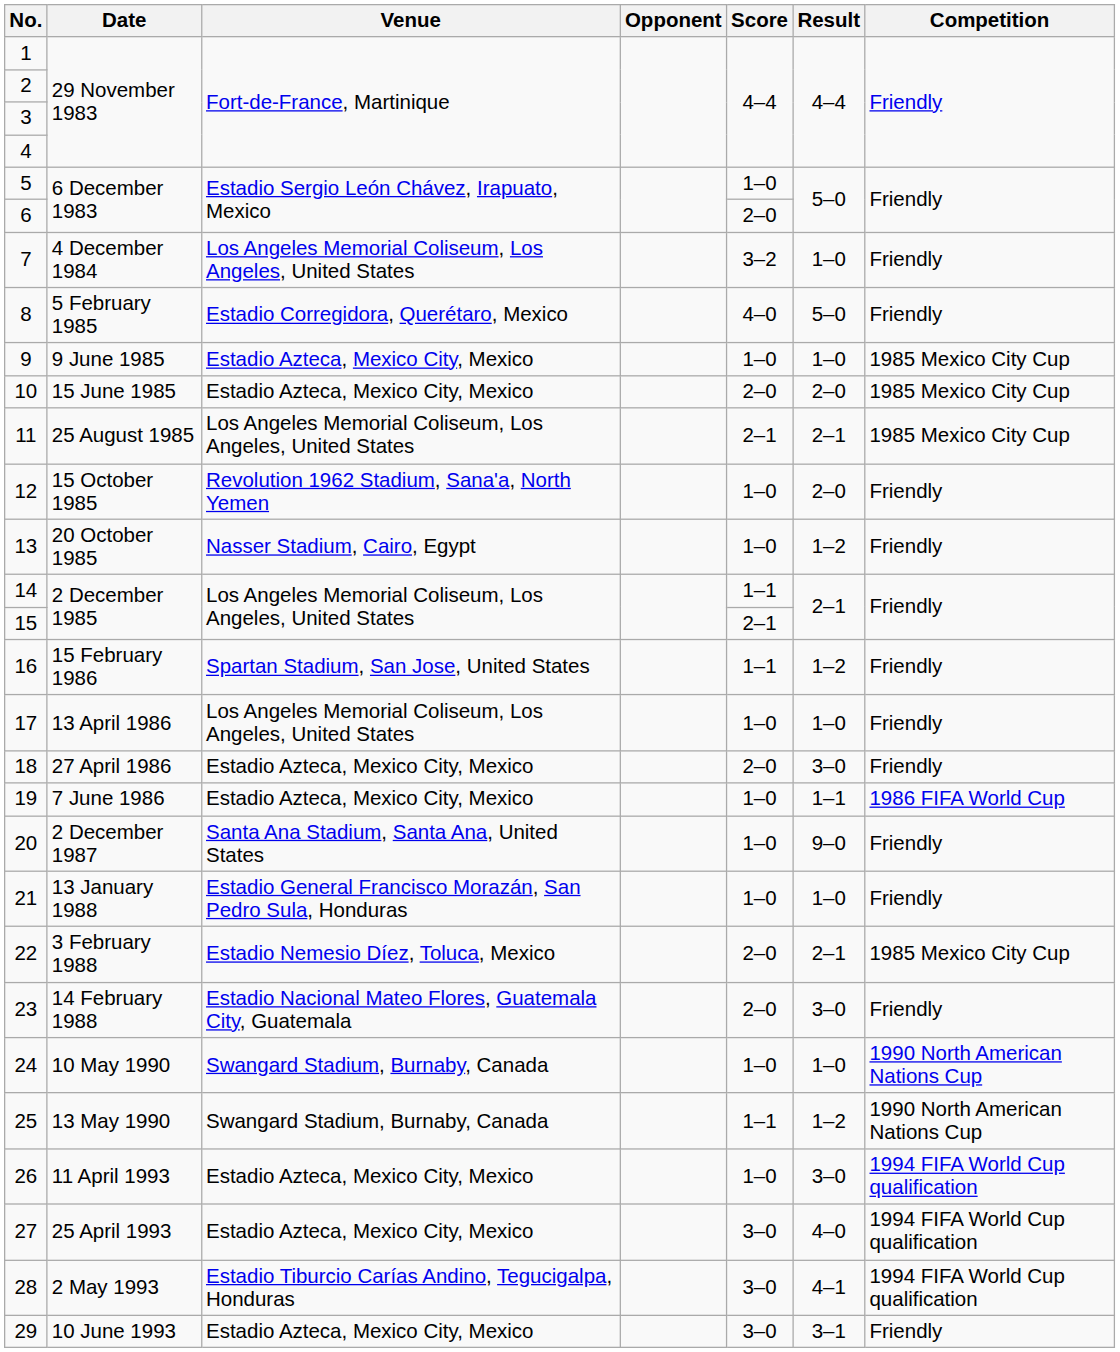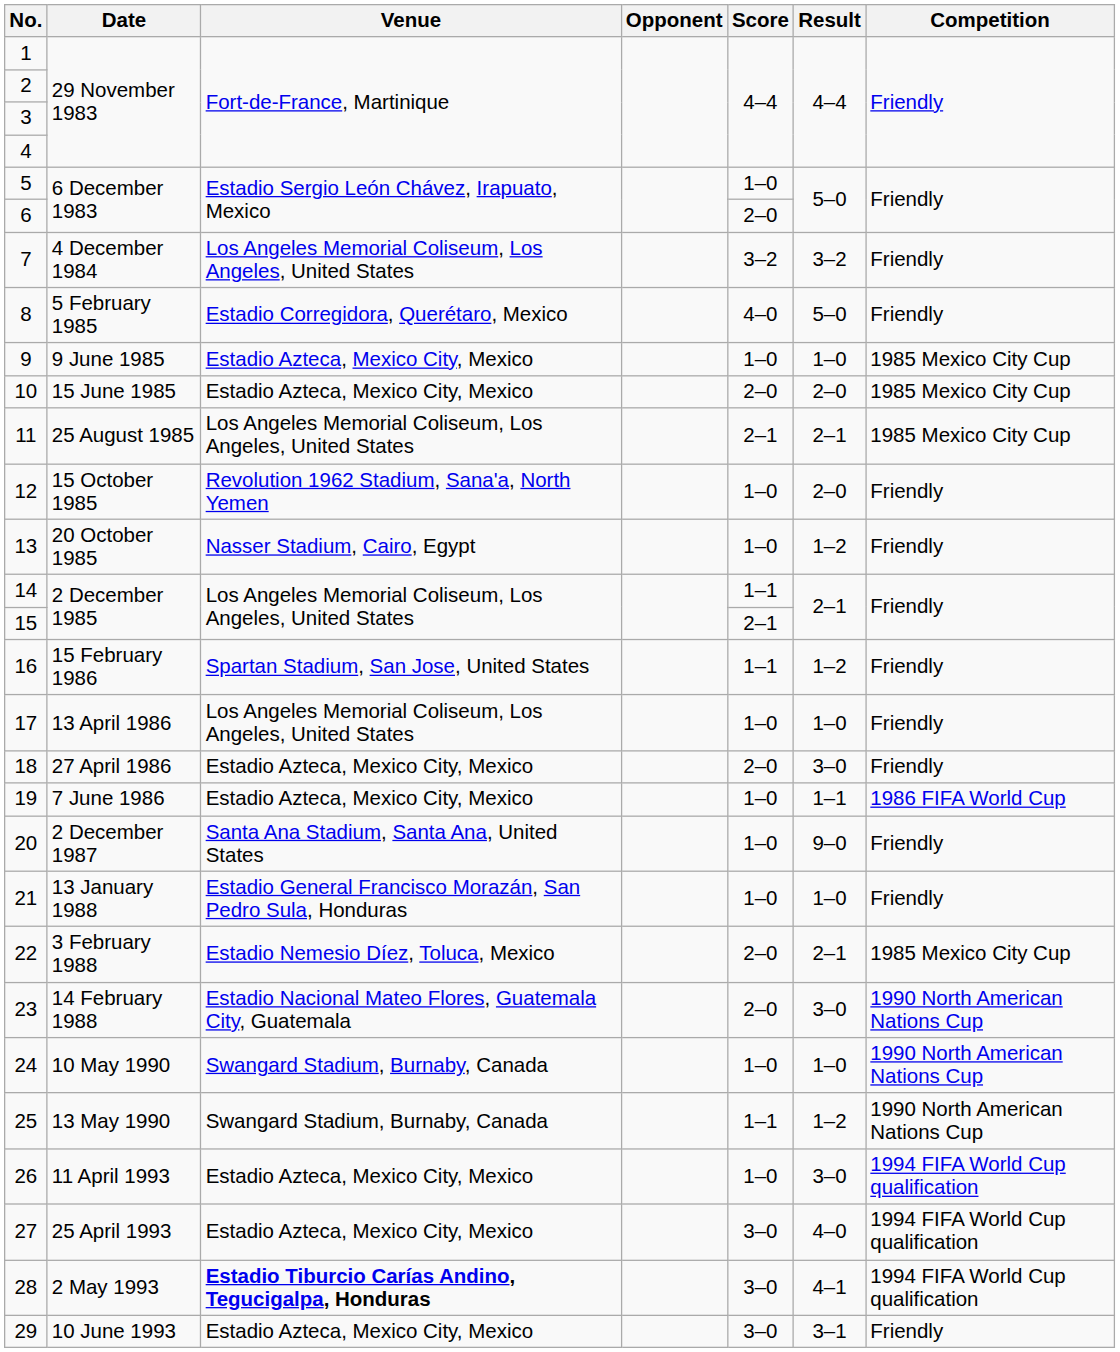(829, 259) 1–0 -> (830, 259) 3–2
(906, 1009) Friendly -> (967, 1009) 1990 North American Nations Cup
(409, 1287) normal -> (360, 1287) bold
